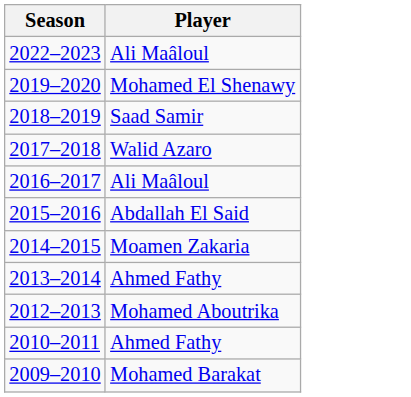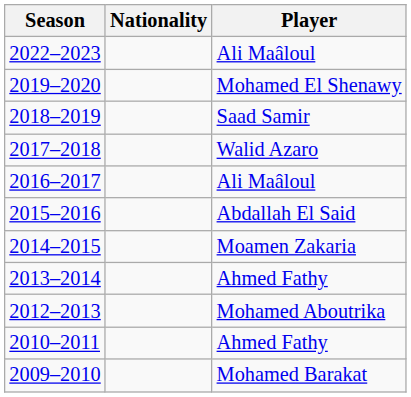+ column: (159, 20)
